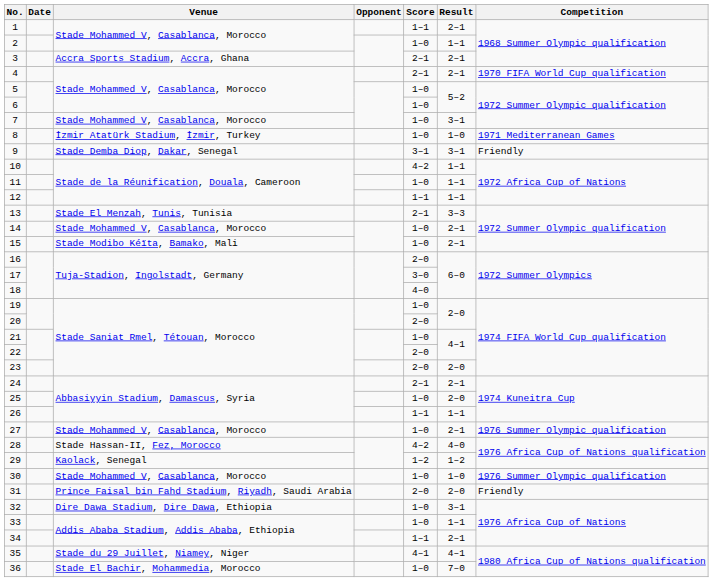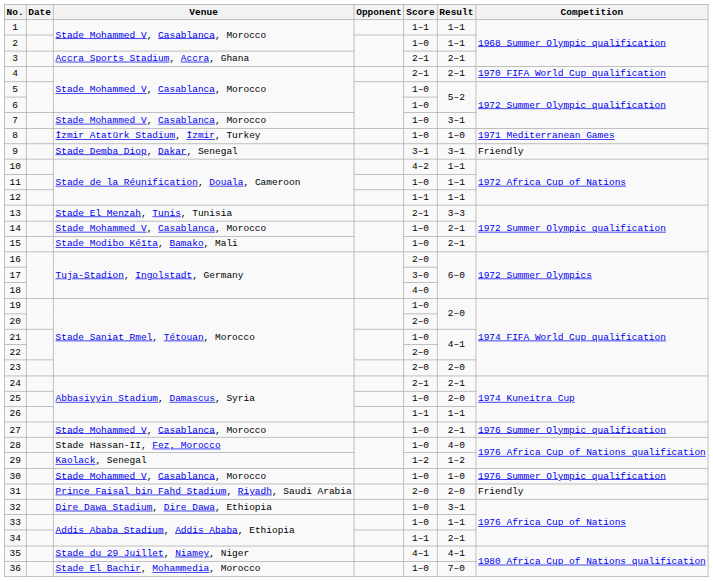(456, 28) 2–1 -> (456, 28) 1–1
(421, 445) 4–2 -> (421, 445) 1–0
